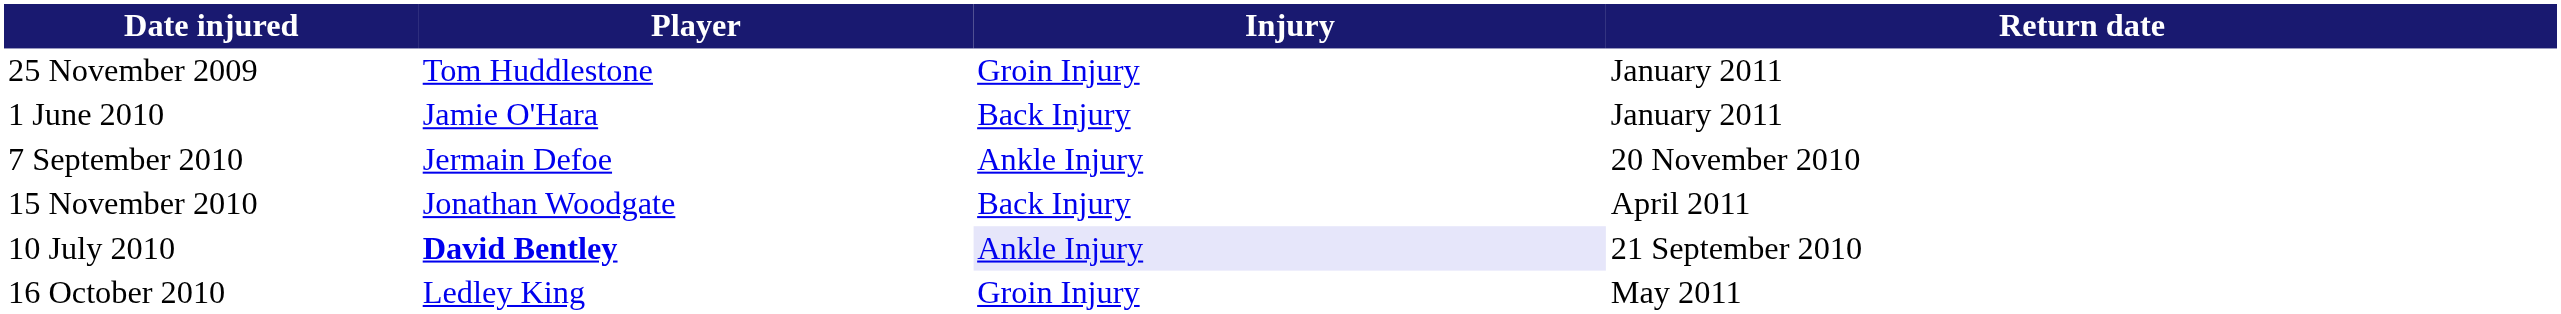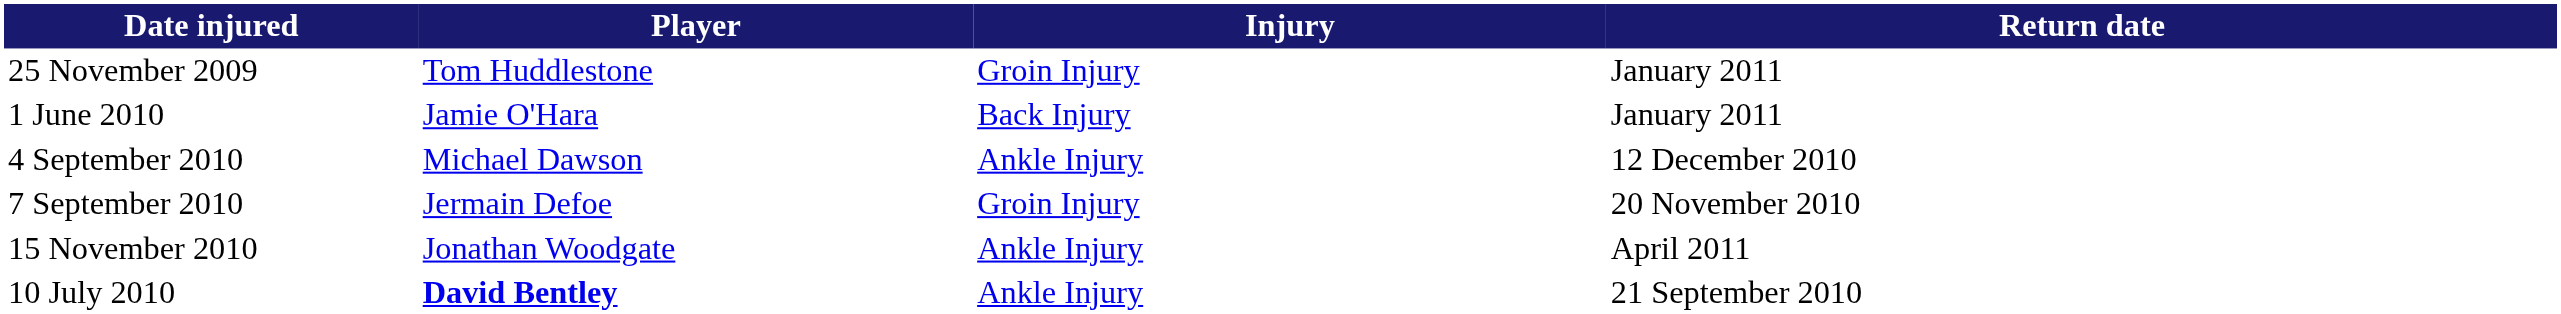+ row: (126, 159)
(1060, 159) Ankle Injury -> (1058, 203) Groin Injury
(1054, 203) Back Injury -> (1060, 247) Ankle Injury
(1060, 247) lavender background -> (1060, 292) no background
- row: (117, 292)
